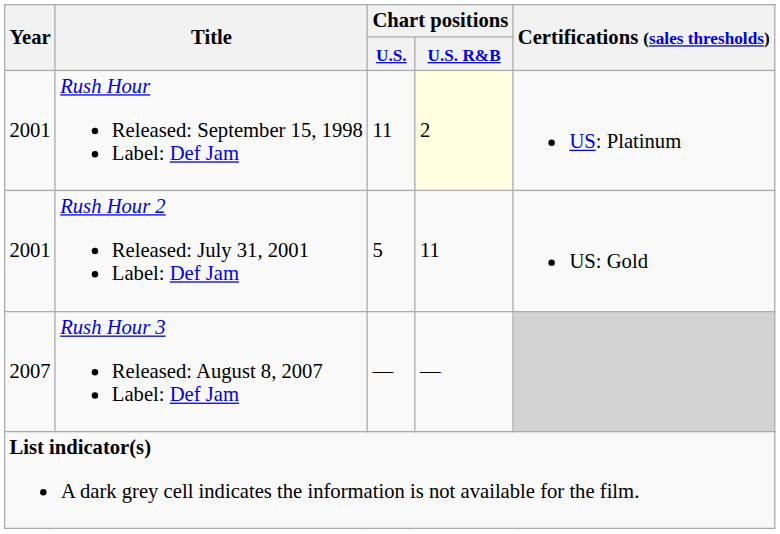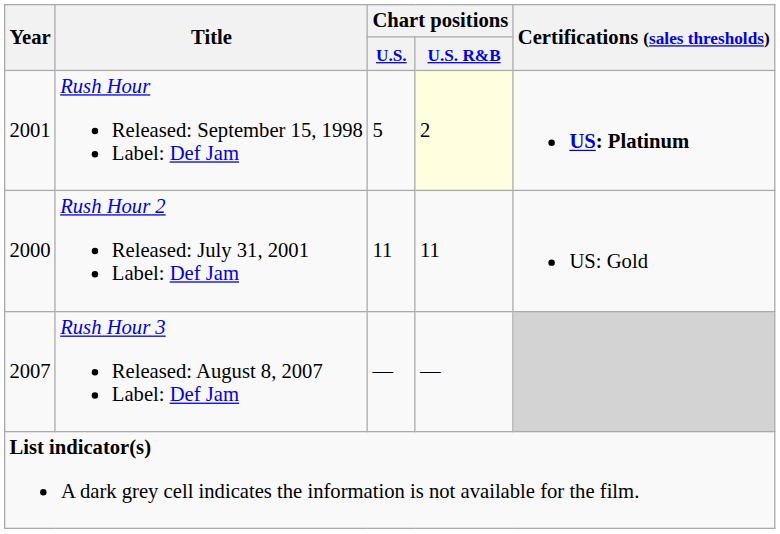(382, 130) 11 -> (378, 130) 5
(644, 142) normal -> (644, 142) bold
(30, 250) 2001 -> (30, 250) 2000
(378, 250) 5 -> (382, 250) 11
